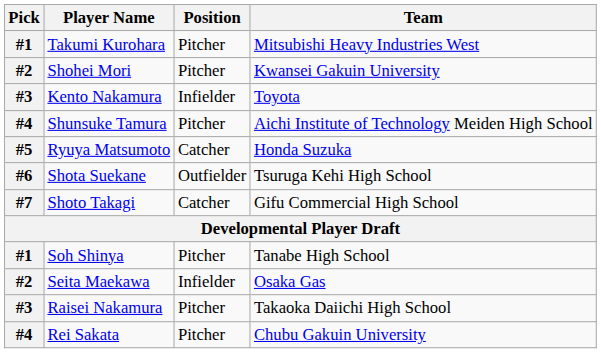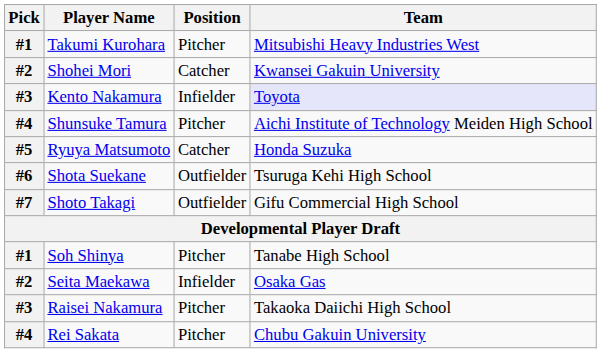(201, 70) Pitcher -> (204, 70) Catcher
(277, 96) no background -> (277, 96) lavender background
(204, 202) Catcher -> (212, 202) Outfielder
